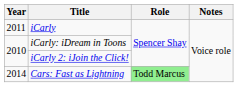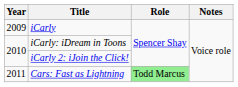(16, 27) 2011 -> (16, 27) 2009
(16, 74) 2014 -> (16, 74) 2011
